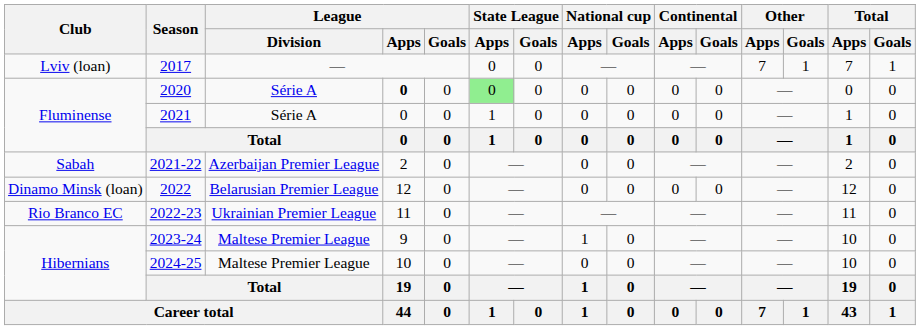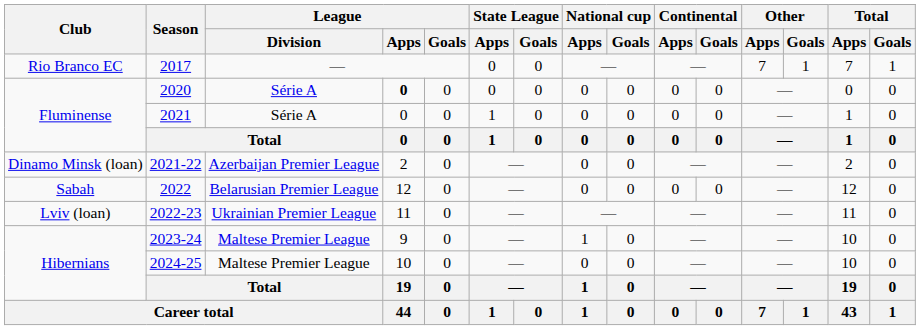(75, 66) Lviv (loan) -> (75, 66) Rio Branco EC
(492, 90) lightgreen background -> (492, 90) no background
(75, 164) Sabah -> (75, 164) Dinamo Minsk (loan)
(75, 189) Dinamo Minsk (loan) -> (75, 189) Sabah
(75, 213) Rio Branco EC -> (75, 213) Lviv (loan)
